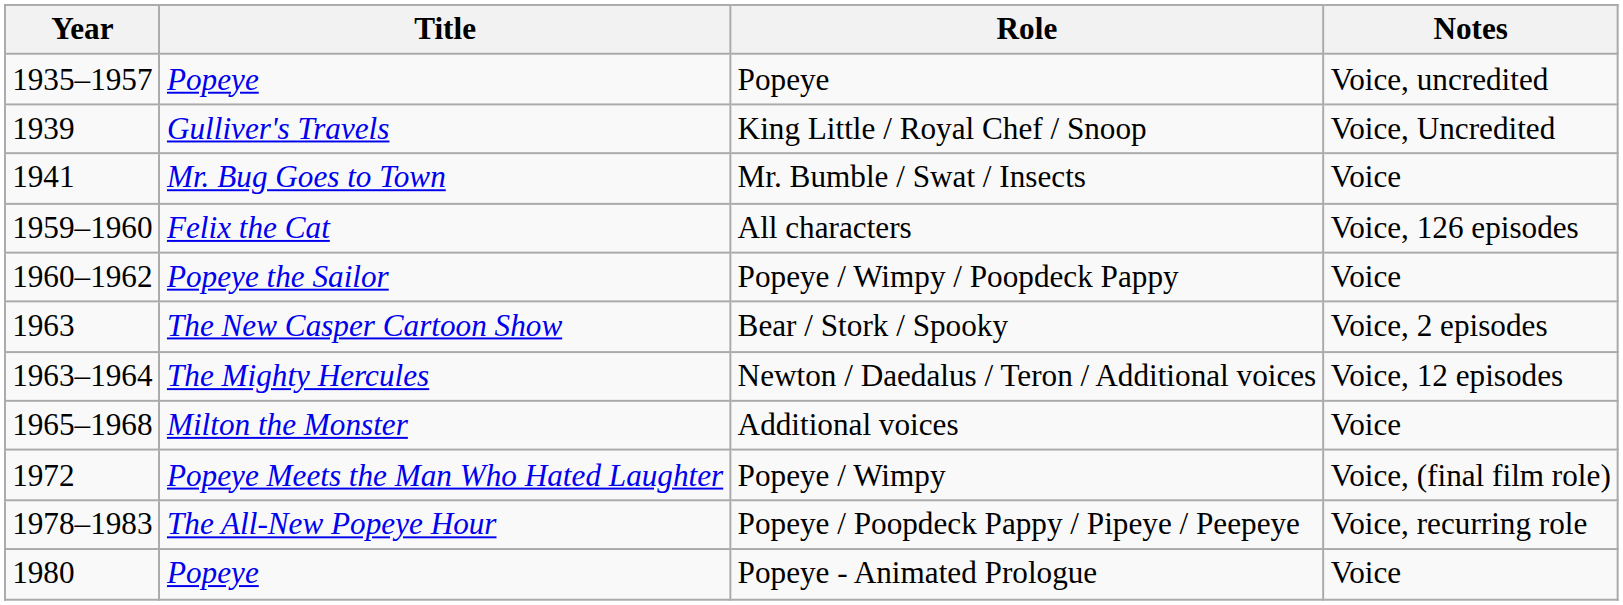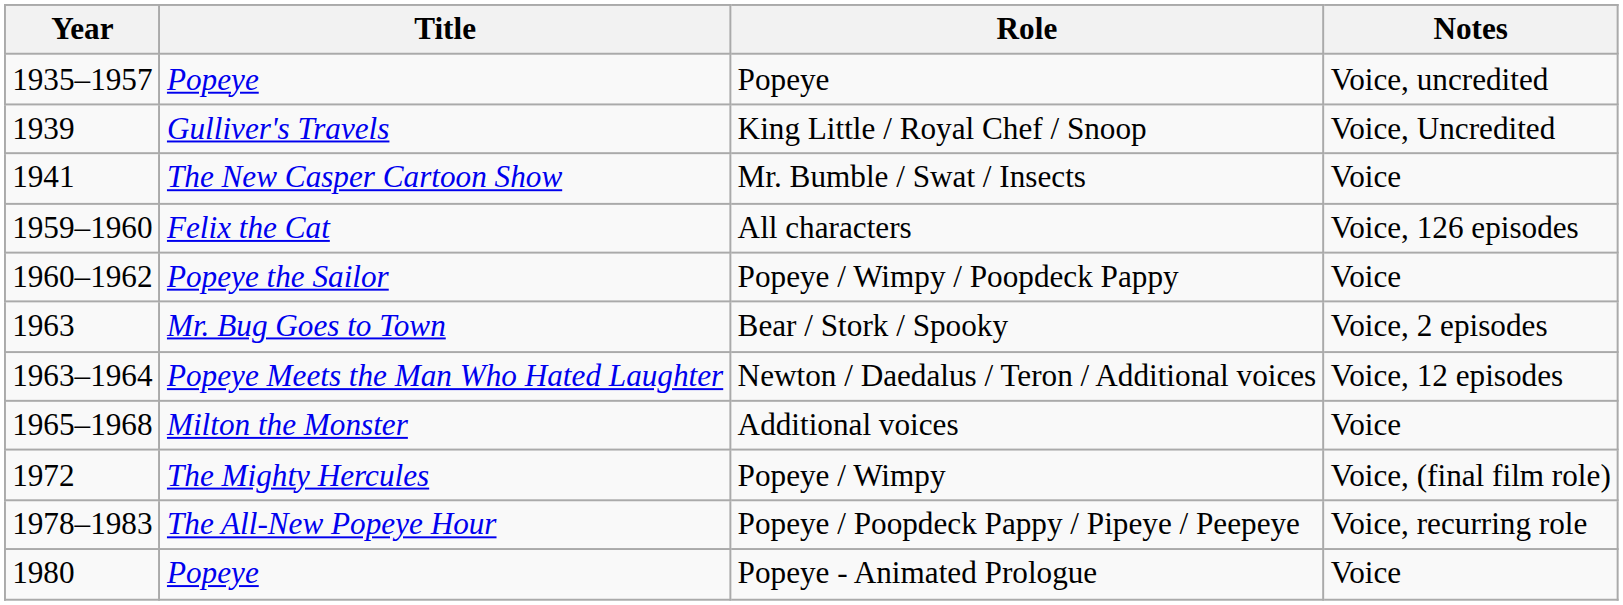(306, 177) Mr. Bug Goes to Town -> (365, 177) The New Casper Cartoon Show
(365, 326) The New Casper Cartoon Show -> (306, 326) Mr. Bug Goes to Town
(298, 375) The Mighty Hercules -> (445, 375) Popeye Meets the Man Who Hated Laughter
(445, 474) Popeye Meets the Man Who Hated Laughter -> (298, 474) The Mighty Hercules
